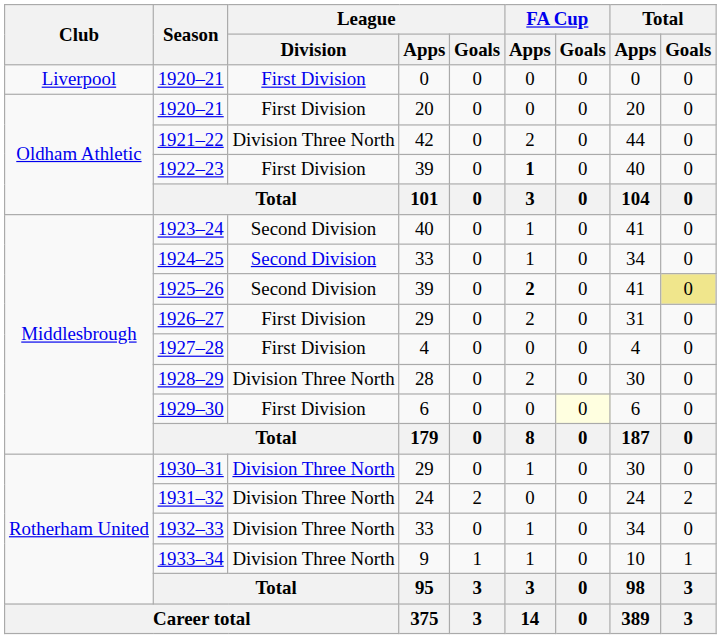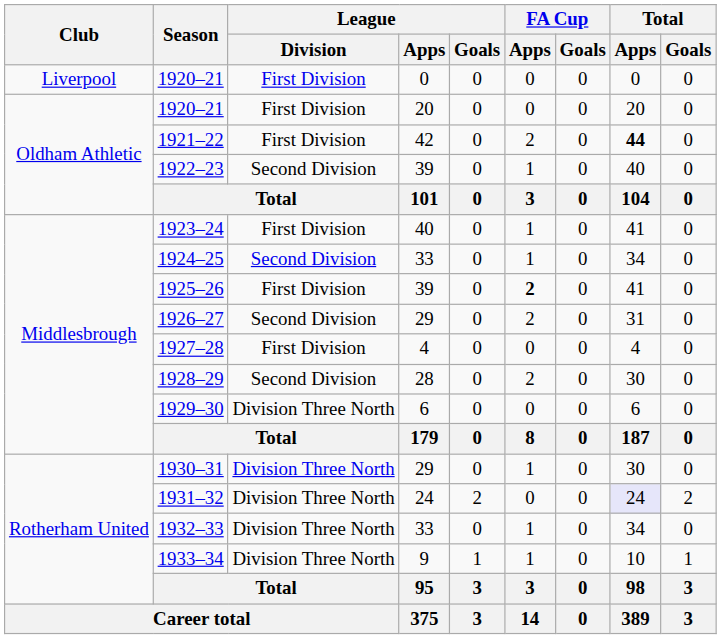(314, 139) Division Three North -> (314, 139) First Division
(635, 139) normal -> (635, 139) bold
(314, 169) First Division -> (314, 169) Second Division
(530, 169) bold -> (530, 169) normal
(314, 229) Second Division -> (314, 229) First Division
(314, 288) Second Division -> (314, 288) First Division
(688, 288) khaki background -> (688, 288) no background
(314, 318) First Division -> (314, 318) Second Division
(314, 378) Division Three North -> (314, 378) Second Division
(314, 408) First Division -> (314, 408) Division Three North
(583, 408) lightyellow background -> (583, 408) no background
(635, 498) no background -> (635, 498) lavender background
